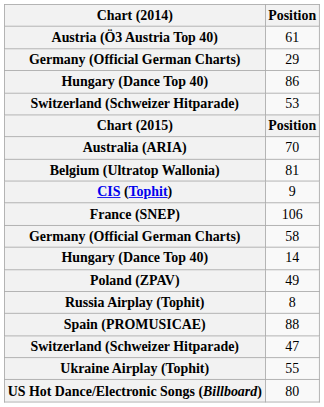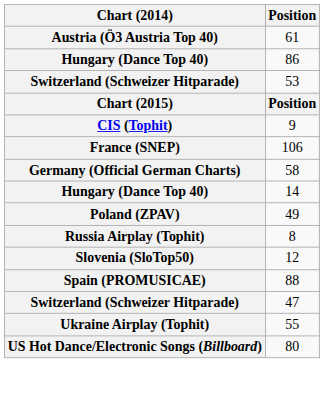- row: (292, 59)
- row: (292, 147)
- row: (292, 170)
+ row: (292, 258)
